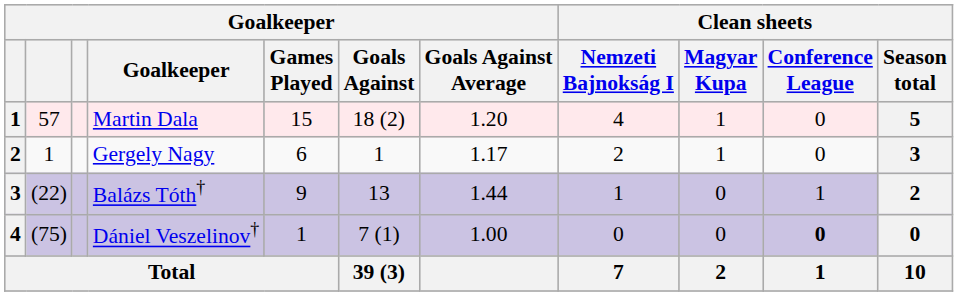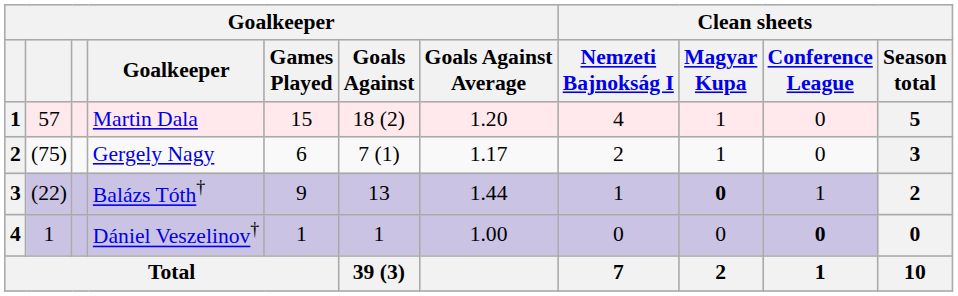(49, 154) 1 -> (49, 154) (75)
(379, 154) 1 -> (379, 154) 7 (1)
(721, 192) normal -> (721, 192) bold
(49, 234) (75) -> (49, 234) 1
(379, 234) 7 (1) -> (379, 234) 1
